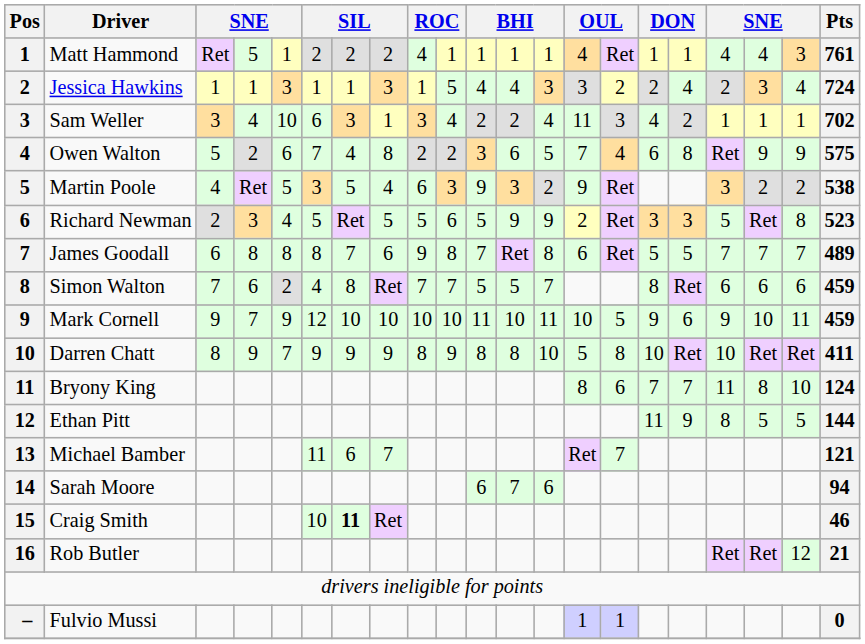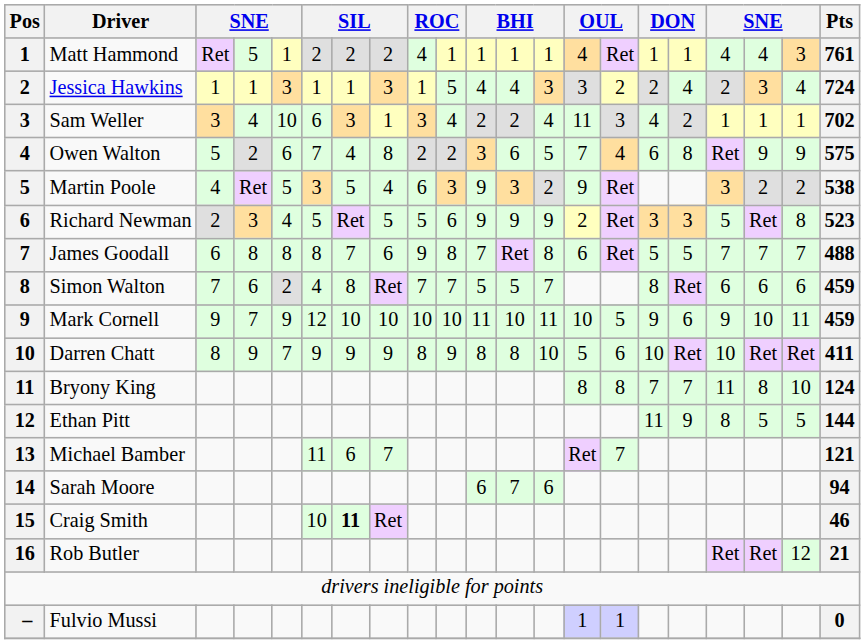(481, 220) 5 -> (481, 220) 9
(840, 254) 489 -> (840, 254) 488
(620, 354) 8 -> (620, 354) 6
(620, 387) 6 -> (620, 387) 8
